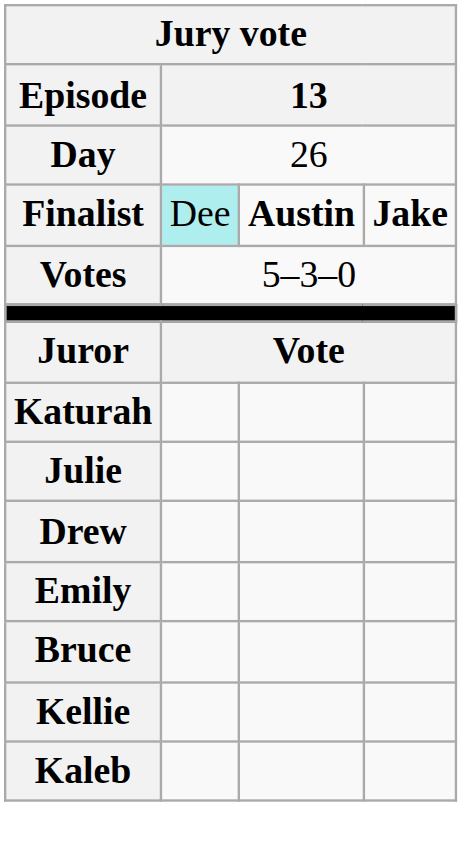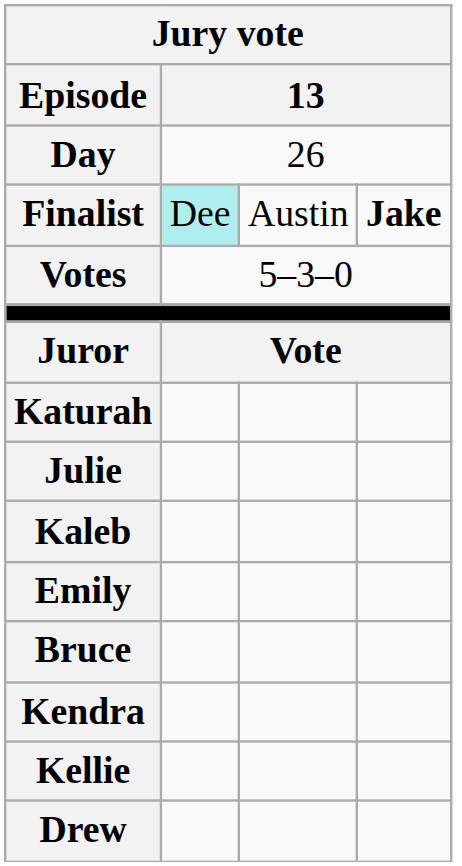(301, 214) bold -> (298, 214) normal
rows swapped: (83, 530) <-> (83, 770)
+ row: (83, 710)
